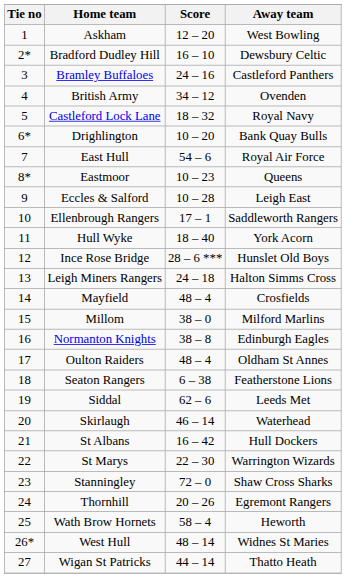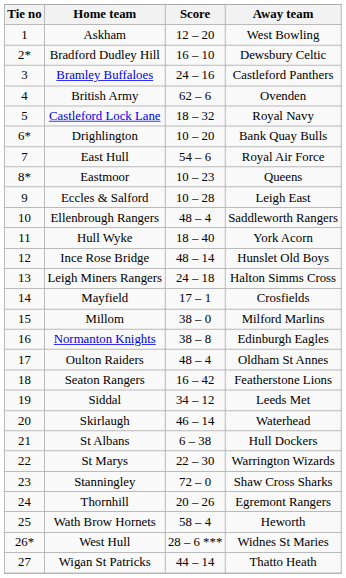(195, 95) 34 – 12 -> (195, 95) 62 – 6
(195, 217) 17 – 1 -> (195, 217) 48 – 4
(195, 258) 28 – 6 *** -> (195, 258) 48 – 14
(195, 298) 48 – 4 -> (195, 298) 17 – 1
(195, 380) 6 – 38 -> (195, 380) 16 – 42
(195, 400) 62 – 6 -> (195, 400) 34 – 12
(195, 440) 16 – 42 -> (195, 440) 6 – 38
(195, 542) 48 – 14 -> (195, 542) 28 – 6 ***
